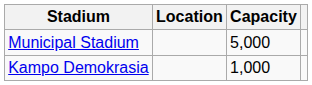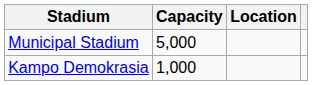columns swapped: (189, 17) <-> (263, 17)
